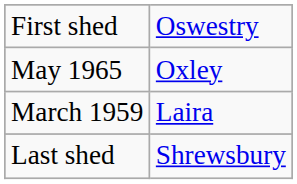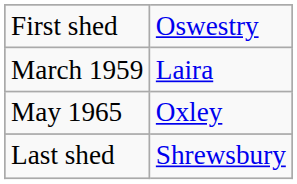rows swapped: (77, 112) <-> (67, 69)
